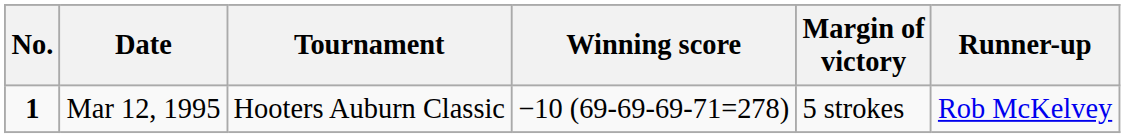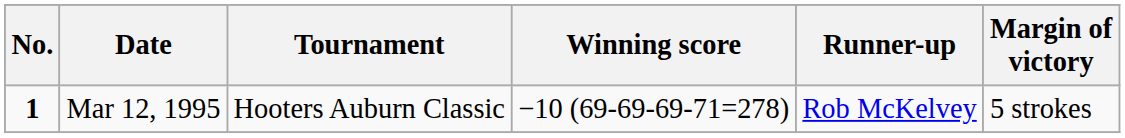columns swapped: (864, 44) <-> (1025, 44)
